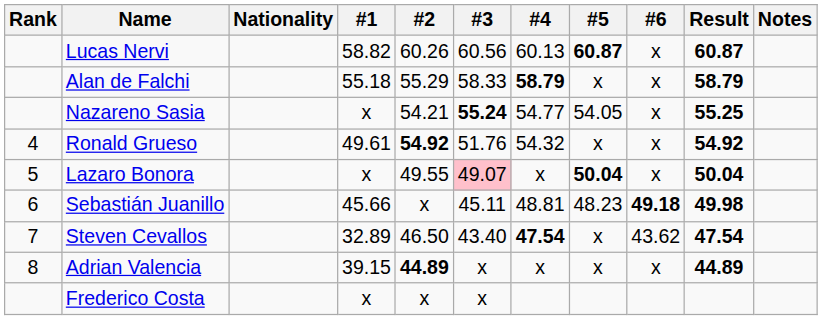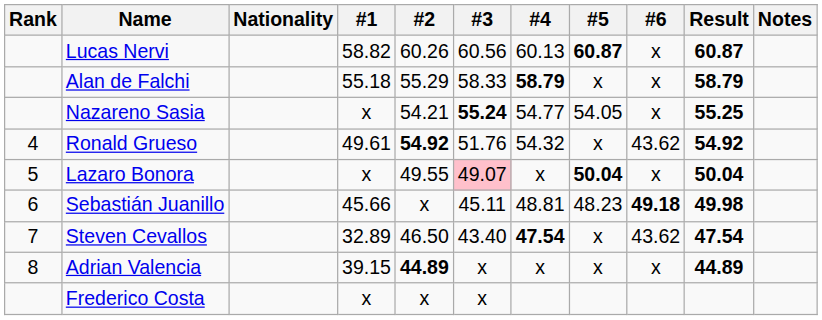(656, 143) x -> (656, 143) 43.62
